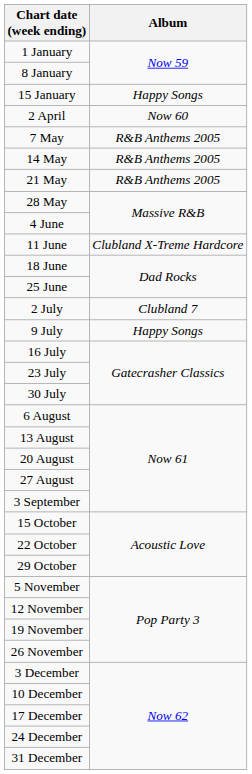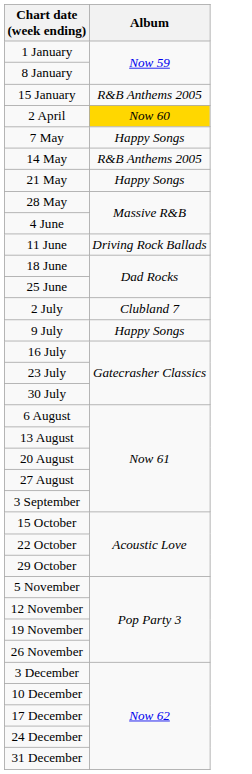(168, 94) Happy Songs -> (149, 94) R&B Anthems 2005
(168, 115) no background -> (150, 115) gold background
(168, 137) R&B Anthems 2005 -> (150, 137) Happy Songs
(168, 179) R&B Anthems 2005 -> (150, 179) Happy Songs
(168, 244) Clubland X-Treme Hardcore -> (150, 244) Driving Rock Ballads
